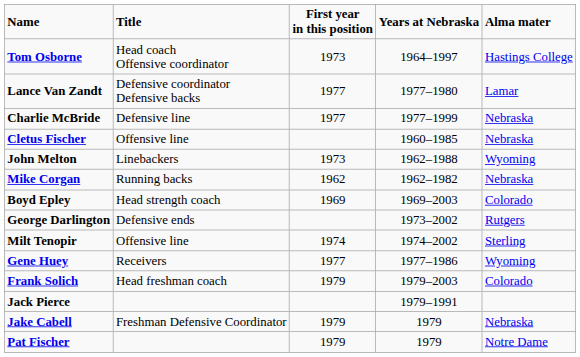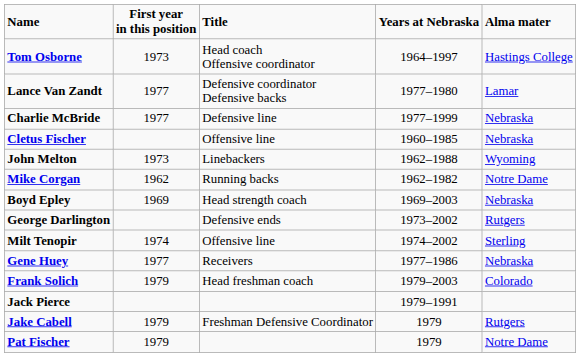columns swapped: (129, 21) <-> (333, 21)
(509, 179) Nebraska -> (516, 179) Notre Dame
(509, 199) Colorado -> (509, 199) Nebraska
(510, 260) Wyoming -> (509, 260) Nebraska
(509, 321) Nebraska -> (505, 321) Rutgers
